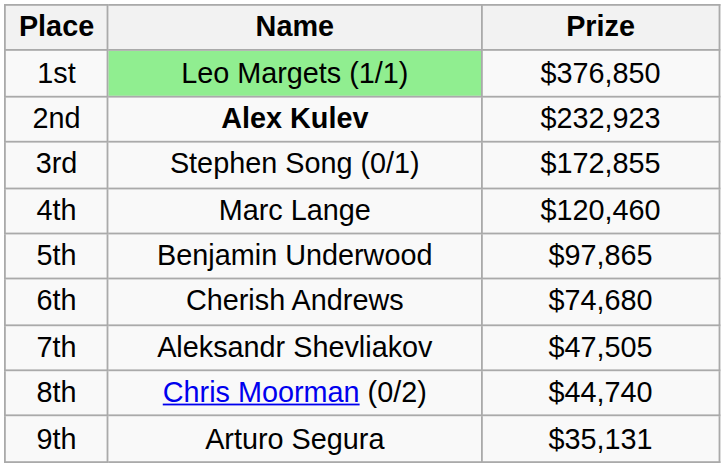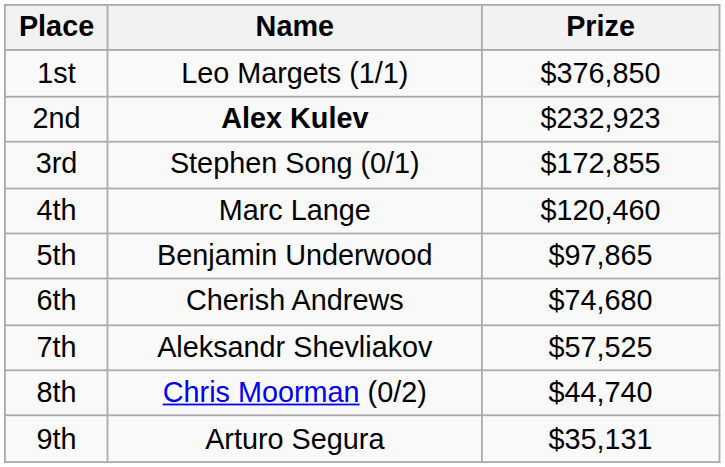(295, 73) lightgreen background -> (295, 73) no background
(601, 347) $47,505 -> (601, 347) $57,525
